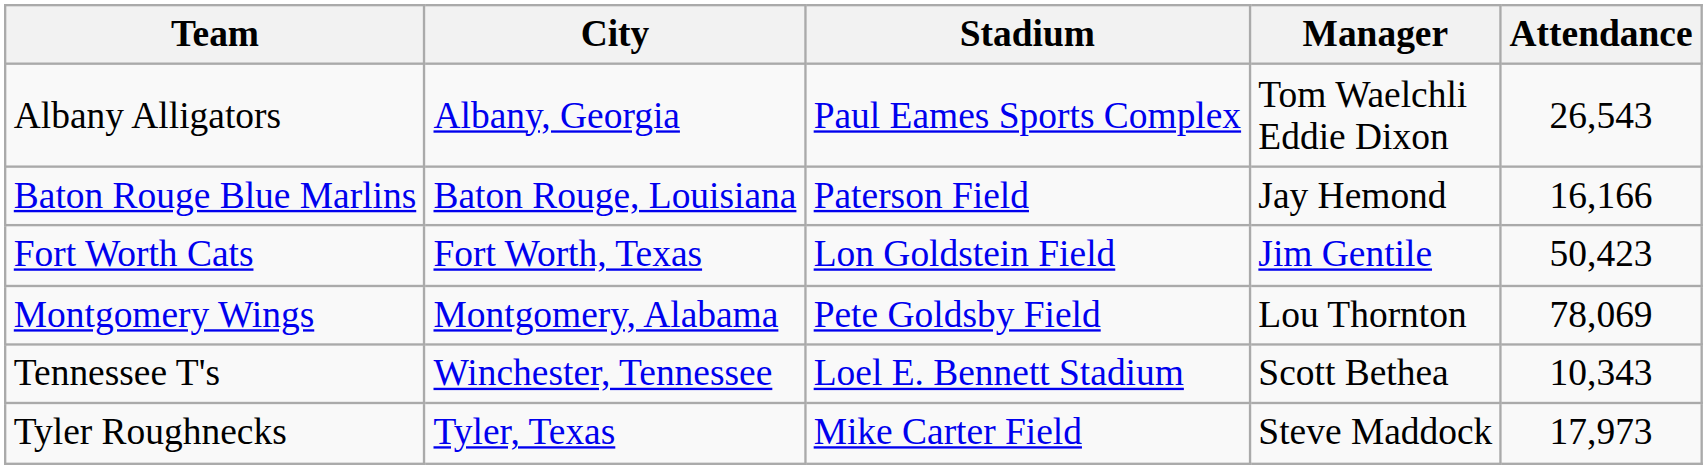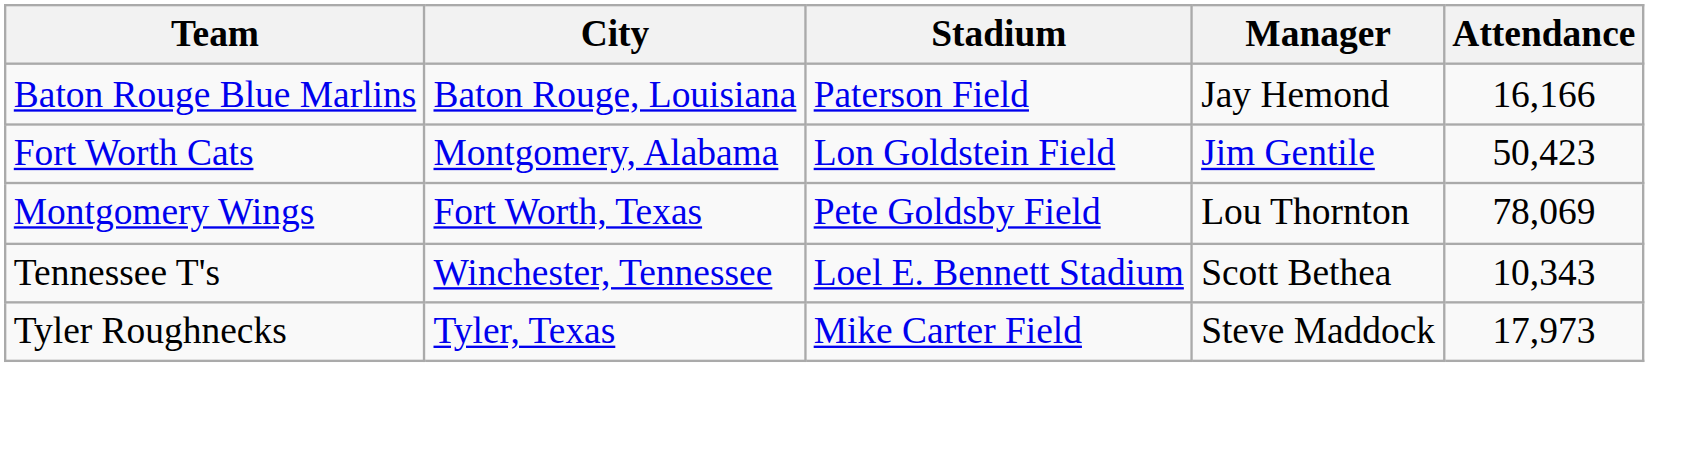- row: (147, 114)
(568, 254) Fort Worth, Texas -> (606, 152) Montgomery, Alabama
(606, 313) Montgomery, Alabama -> (568, 212) Fort Worth, Texas
